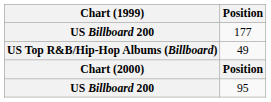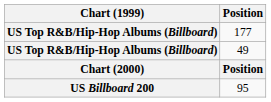(112, 32) US Billboard 200 -> (112, 32) US Top R&B/Hip-Hop Albums (Billboard)
